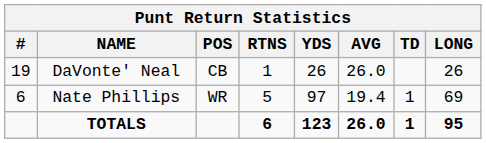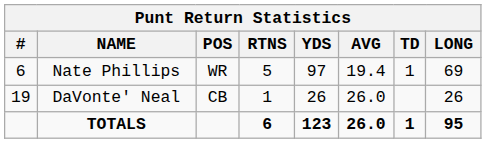rows swapped: (116, 98) <-> (116, 71)
